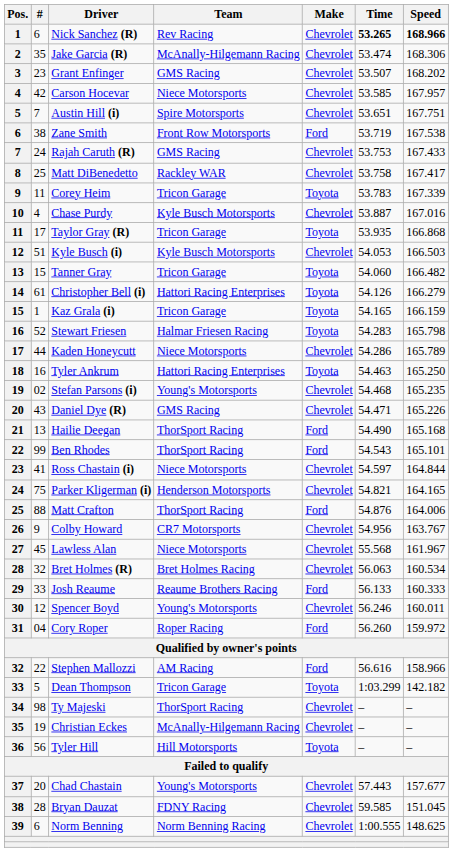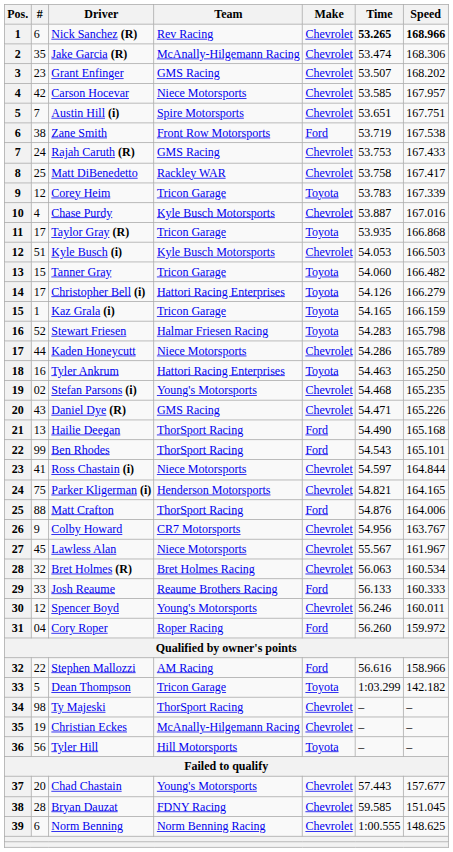(40, 192) 11 -> (40, 192) 12
(40, 291) 61 -> (40, 291) 17
(375, 549) 55.568 -> (375, 549) 55.567
